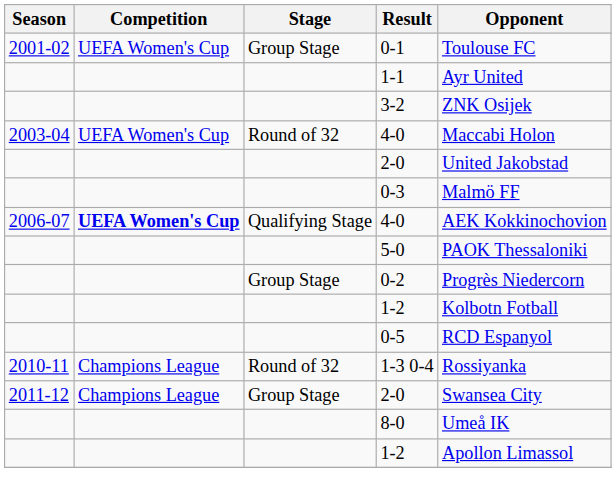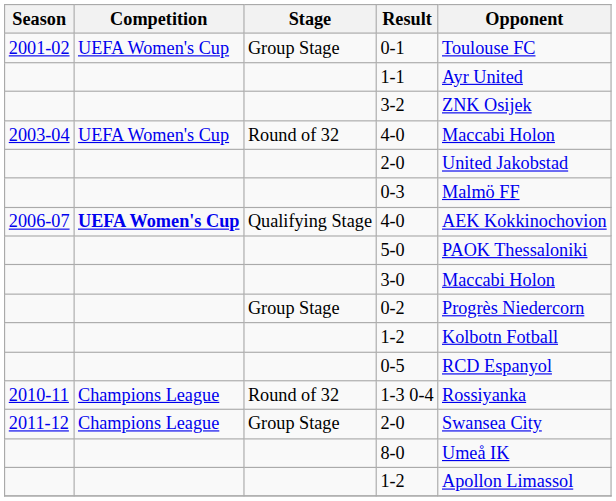+ row: (39, 279)
